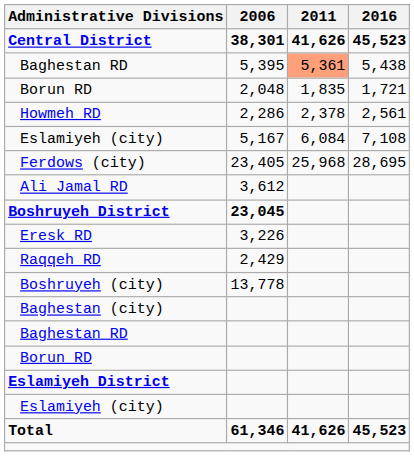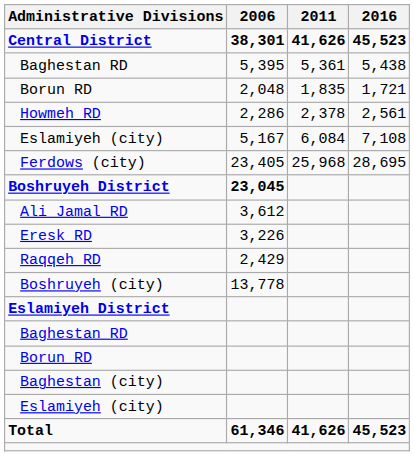(323, 65) lightsalmon background -> (323, 65) no background
rows swapped: (89, 212) <-> (74, 187)
rows swapped: (89, 382) <-> (92, 309)
